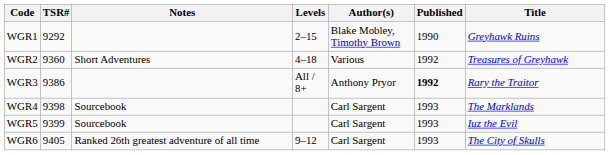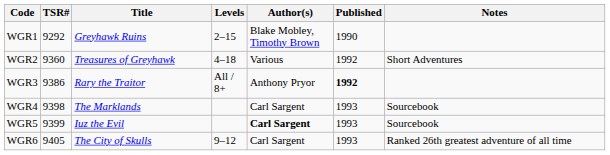columns swapped: (535, 13) <-> (182, 13)
(358, 123) normal -> (280, 123) bold
